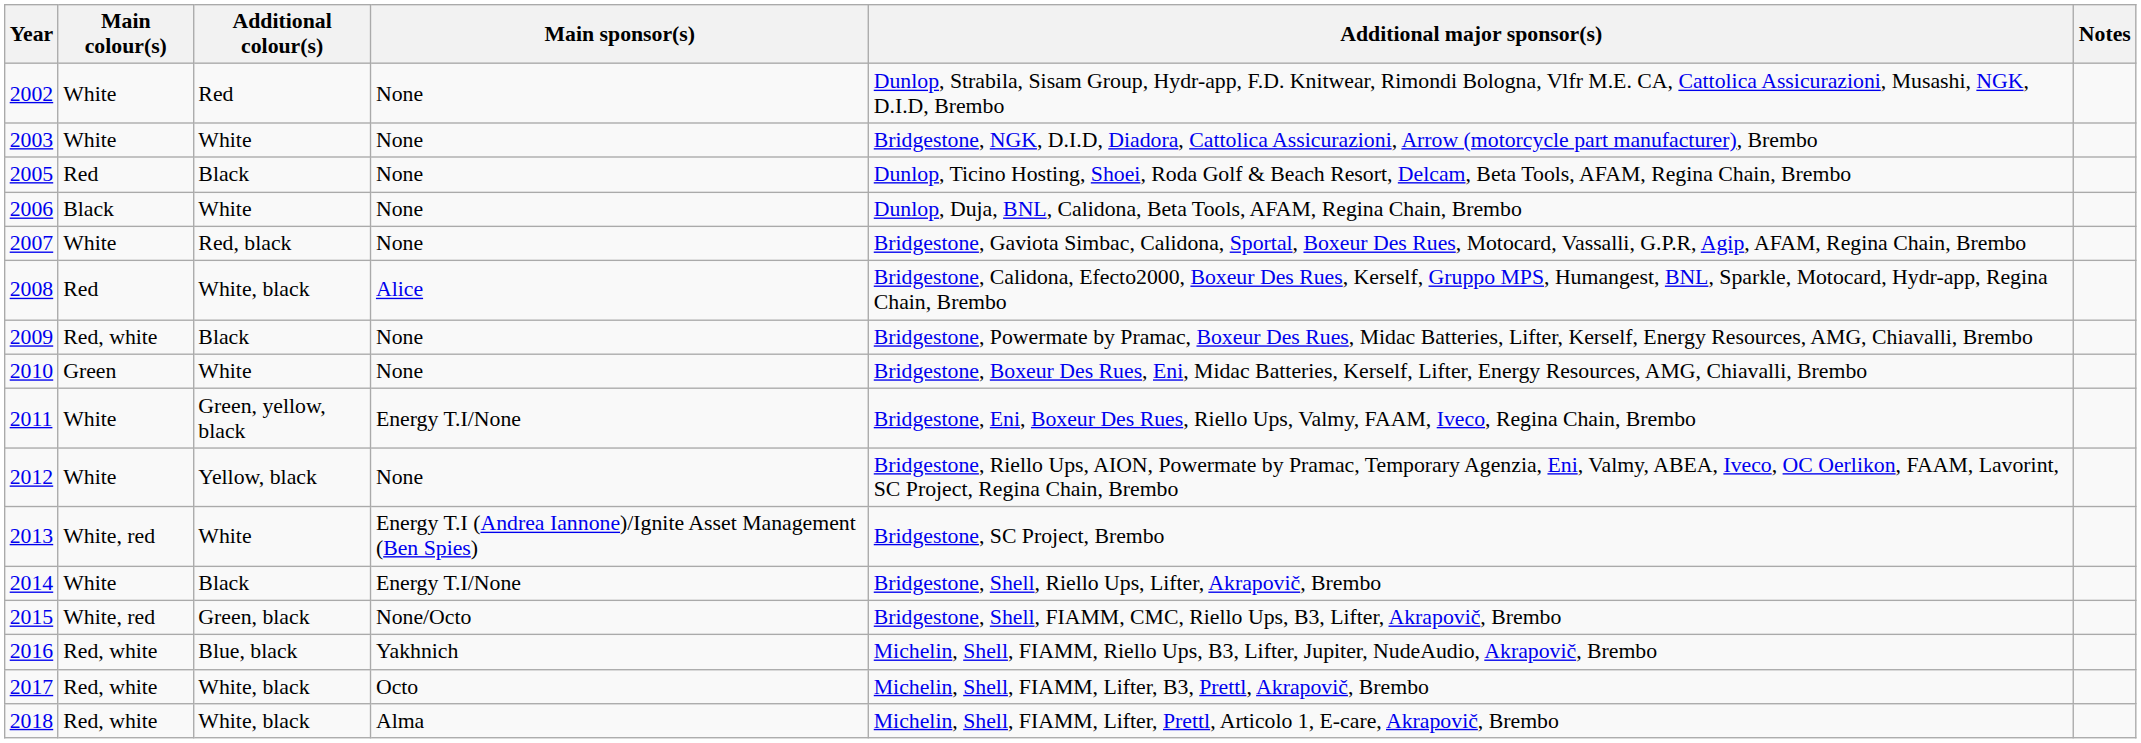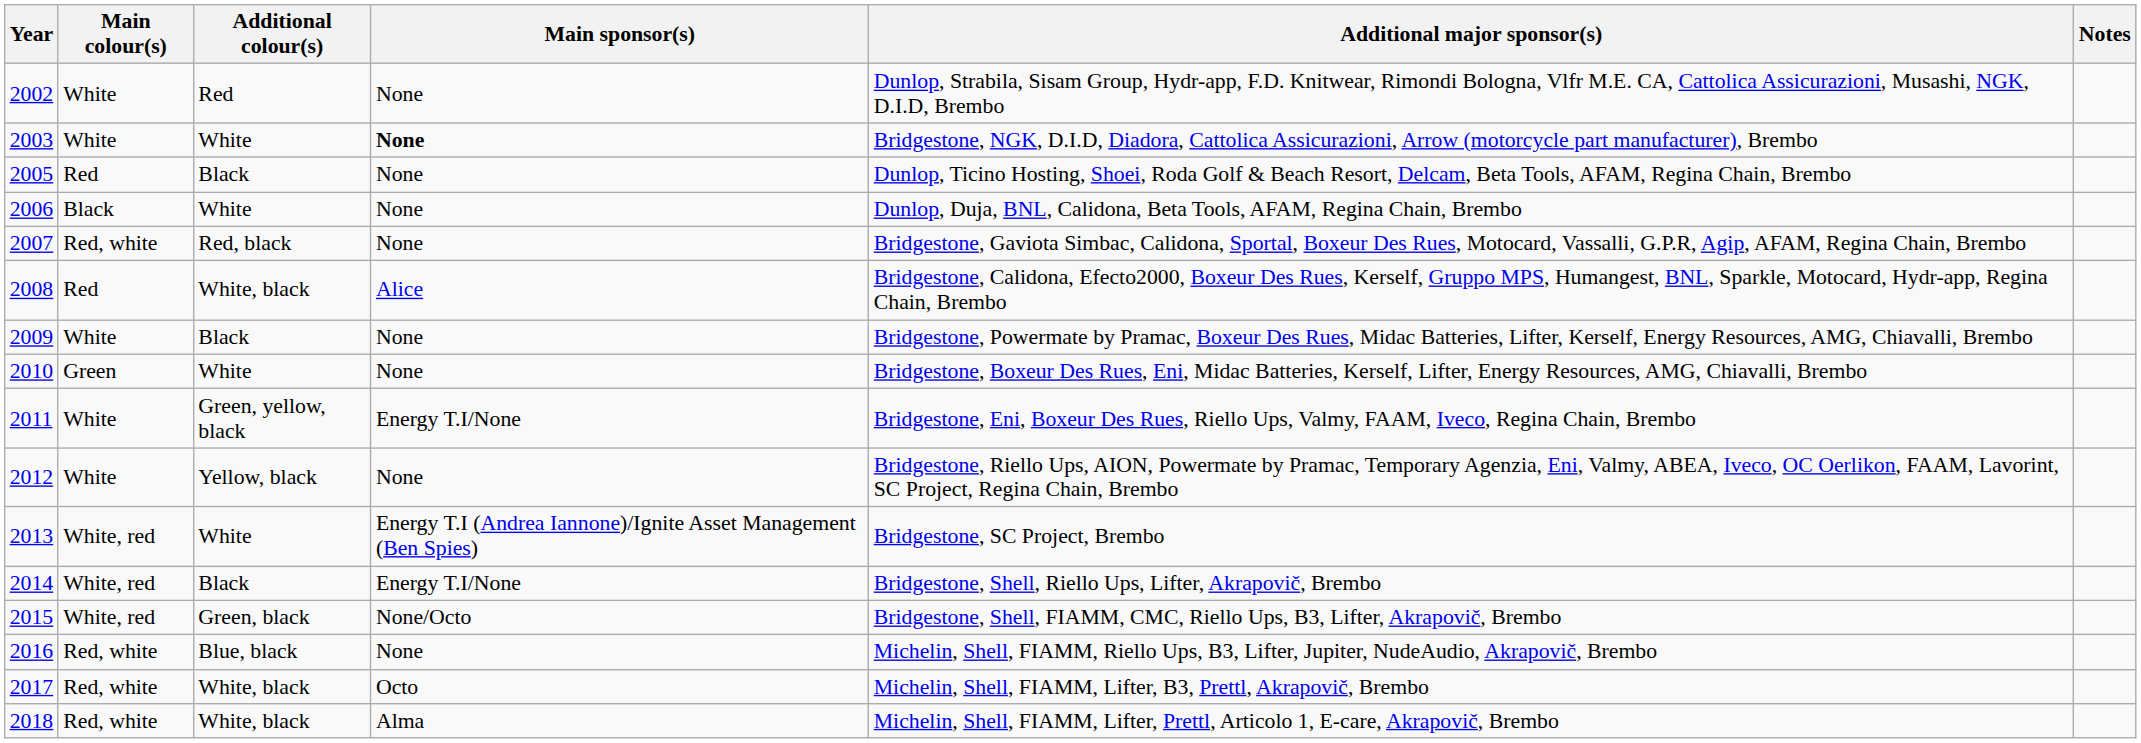(400, 139) normal -> (400, 139) bold
(90, 243) White -> (110, 243) Red, white
(110, 336) Red, white -> (90, 336) White
(90, 582) White -> (109, 582) White, red
(417, 651) Yakhnich -> (400, 651) None
